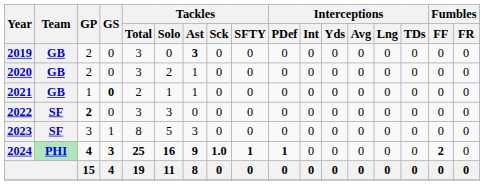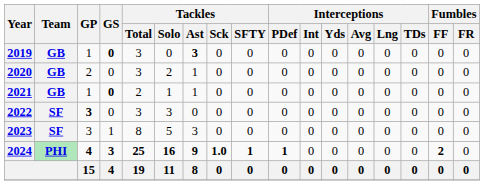(89, 53) 2 -> (89, 53) 1
(111, 53) normal -> (111, 53) bold
(89, 111) 2 -> (89, 111) 3
